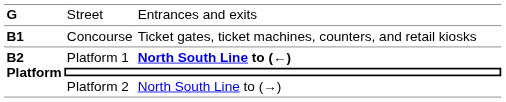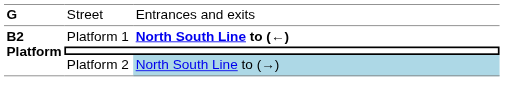- row: (100, 36)
(210, 86) no background -> (207, 65) lightblue background
